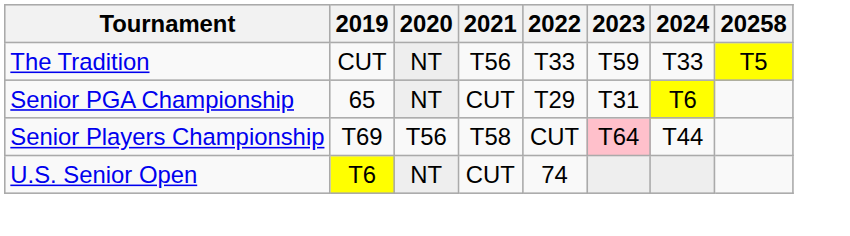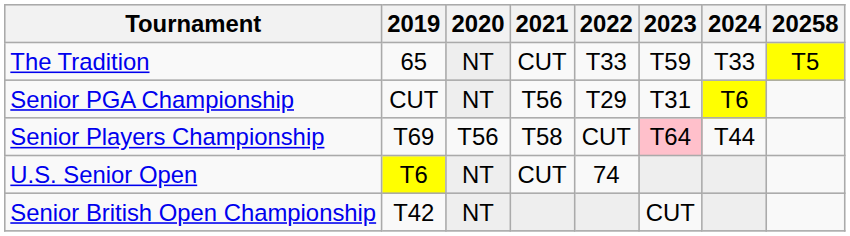(362, 62) CUT -> (414, 62) 65
(490, 62) T56 -> (542, 62) CUT
(362, 99) 65 -> (414, 99) CUT
(490, 99) CUT -> (542, 99) T56
+ row: (193, 213)
